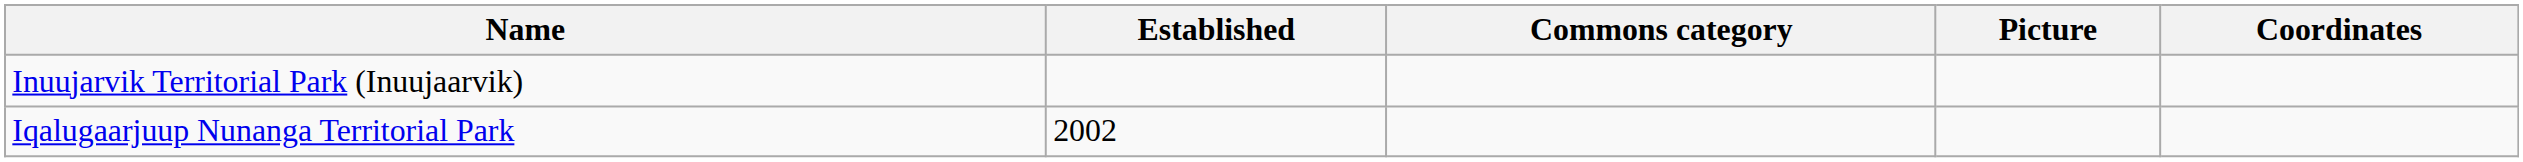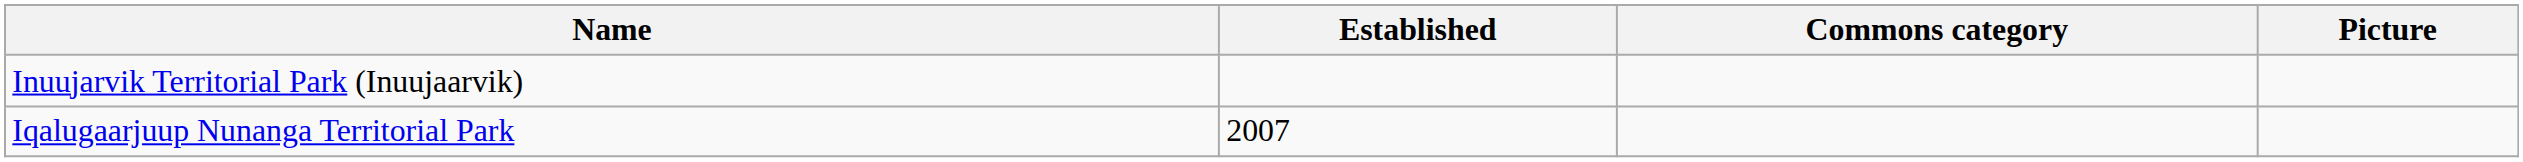- column: (2339, 29)
(1085, 130) 2002 -> (1258, 130) 2007
